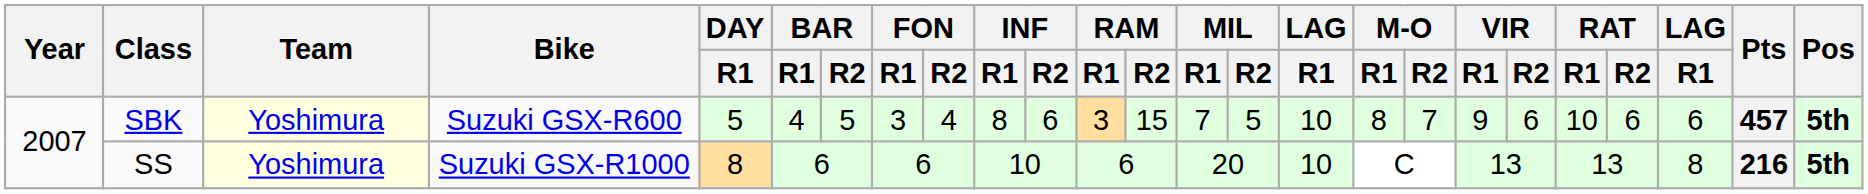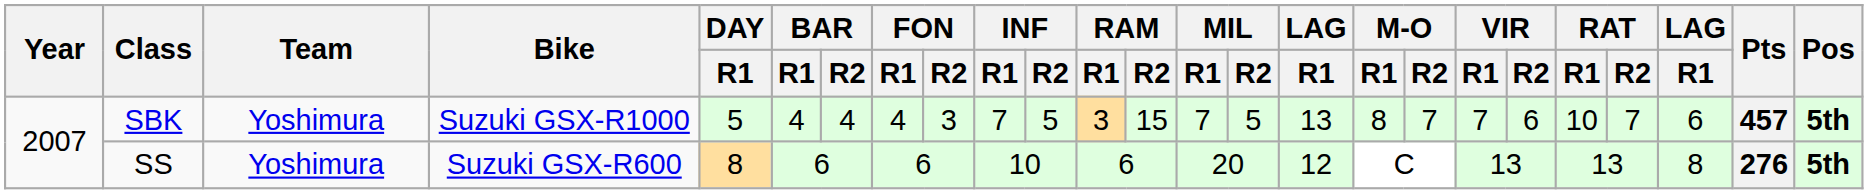(316, 119) lightyellow background -> (316, 119) no background
(564, 119) Suzuki GSX-R600 -> (564, 119) Suzuki GSX-R1000
(847, 119) 5 -> (847, 119) 4
(898, 119) 3 -> (898, 119) 4
(949, 119) 4 -> (949, 119) 3
(999, 119) 8 -> (999, 119) 7
(1050, 119) 6 -> (1050, 119) 5
(1316, 119) 10 -> (1316, 119) 13
(1480, 119) 9 -> (1480, 119) 7
(1633, 119) 6 -> (1633, 119) 7
(316, 164) lightyellow background -> (316, 164) no background
(564, 164) Suzuki GSX-R1000 -> (564, 164) Suzuki GSX-R600
(1316, 164) 10 -> (1316, 164) 12
(1764, 164) 216 -> (1764, 164) 276
